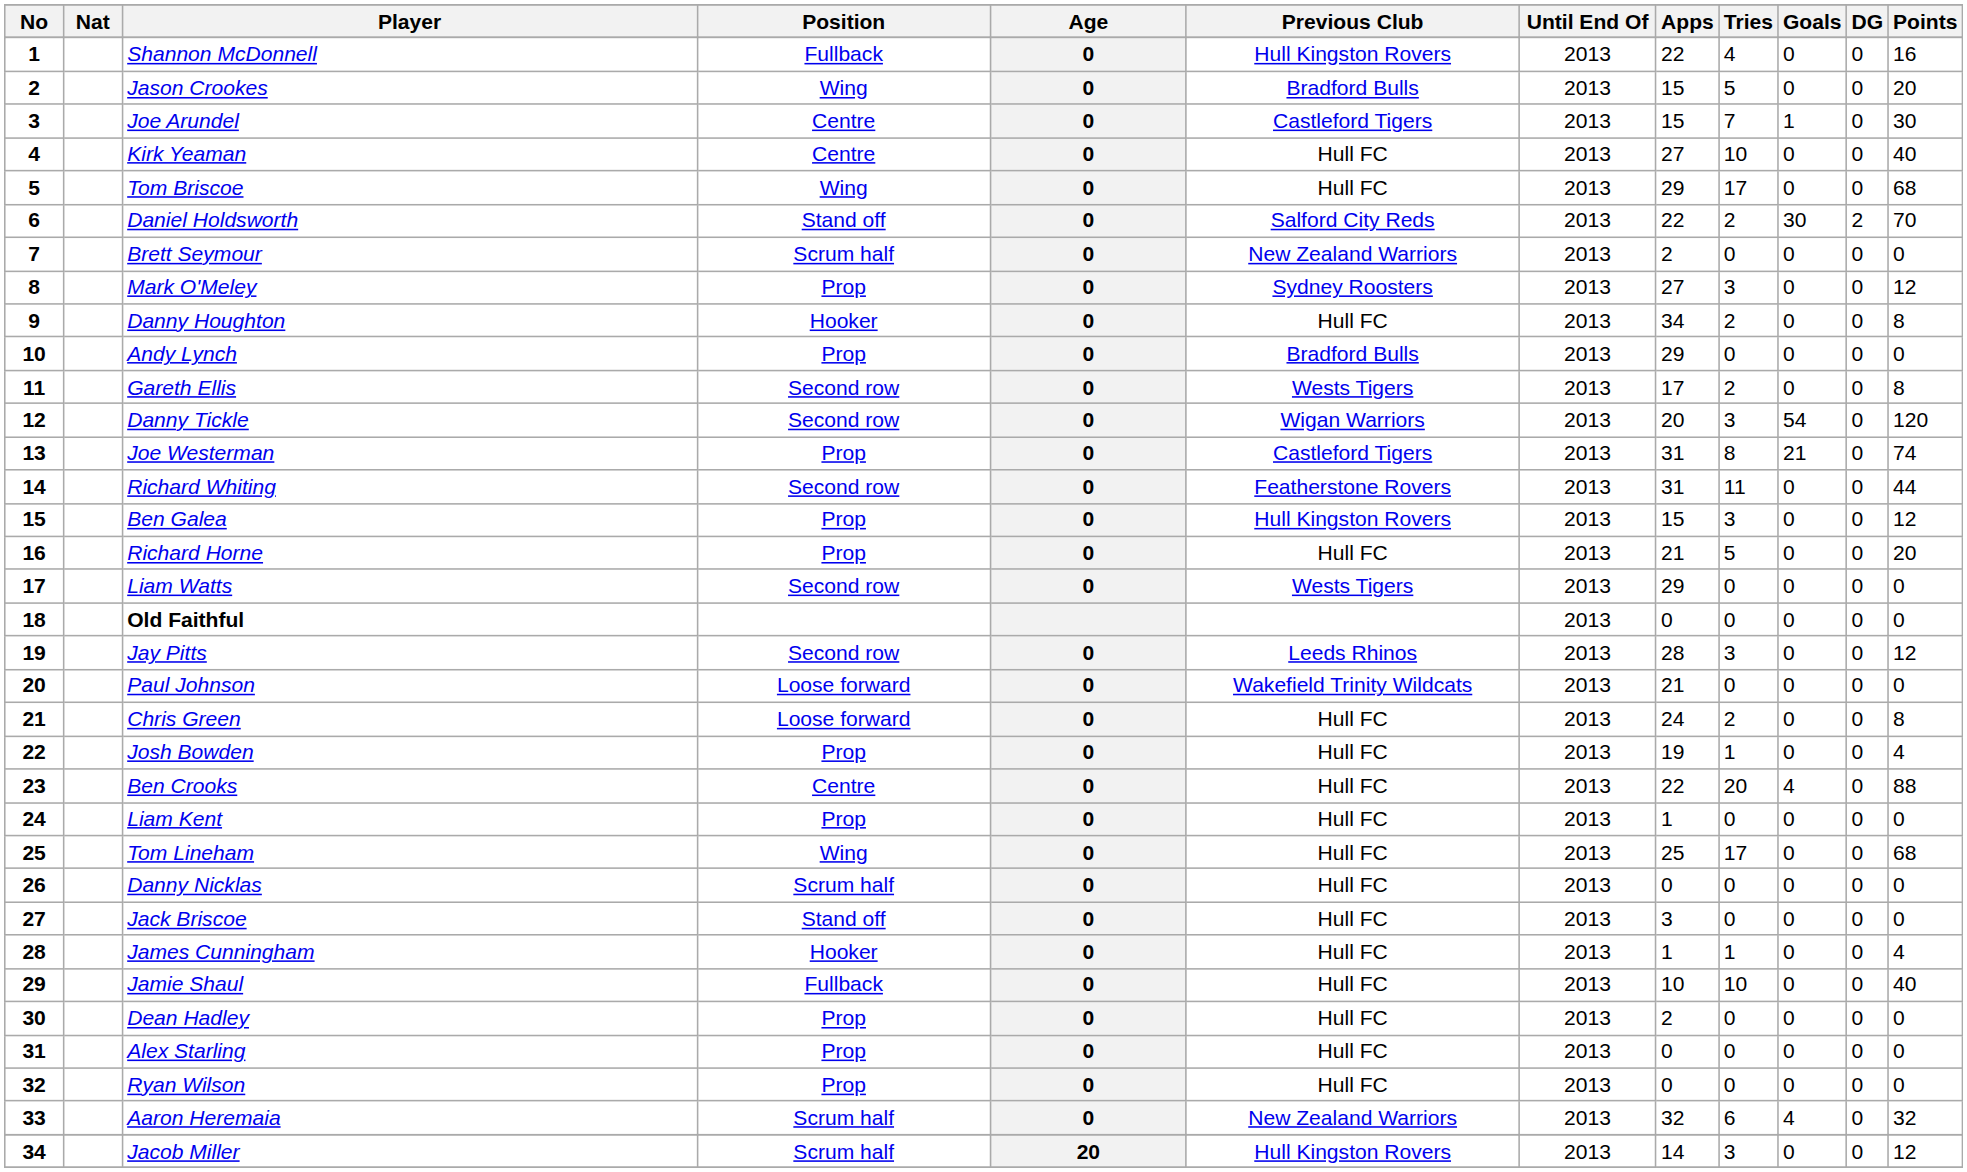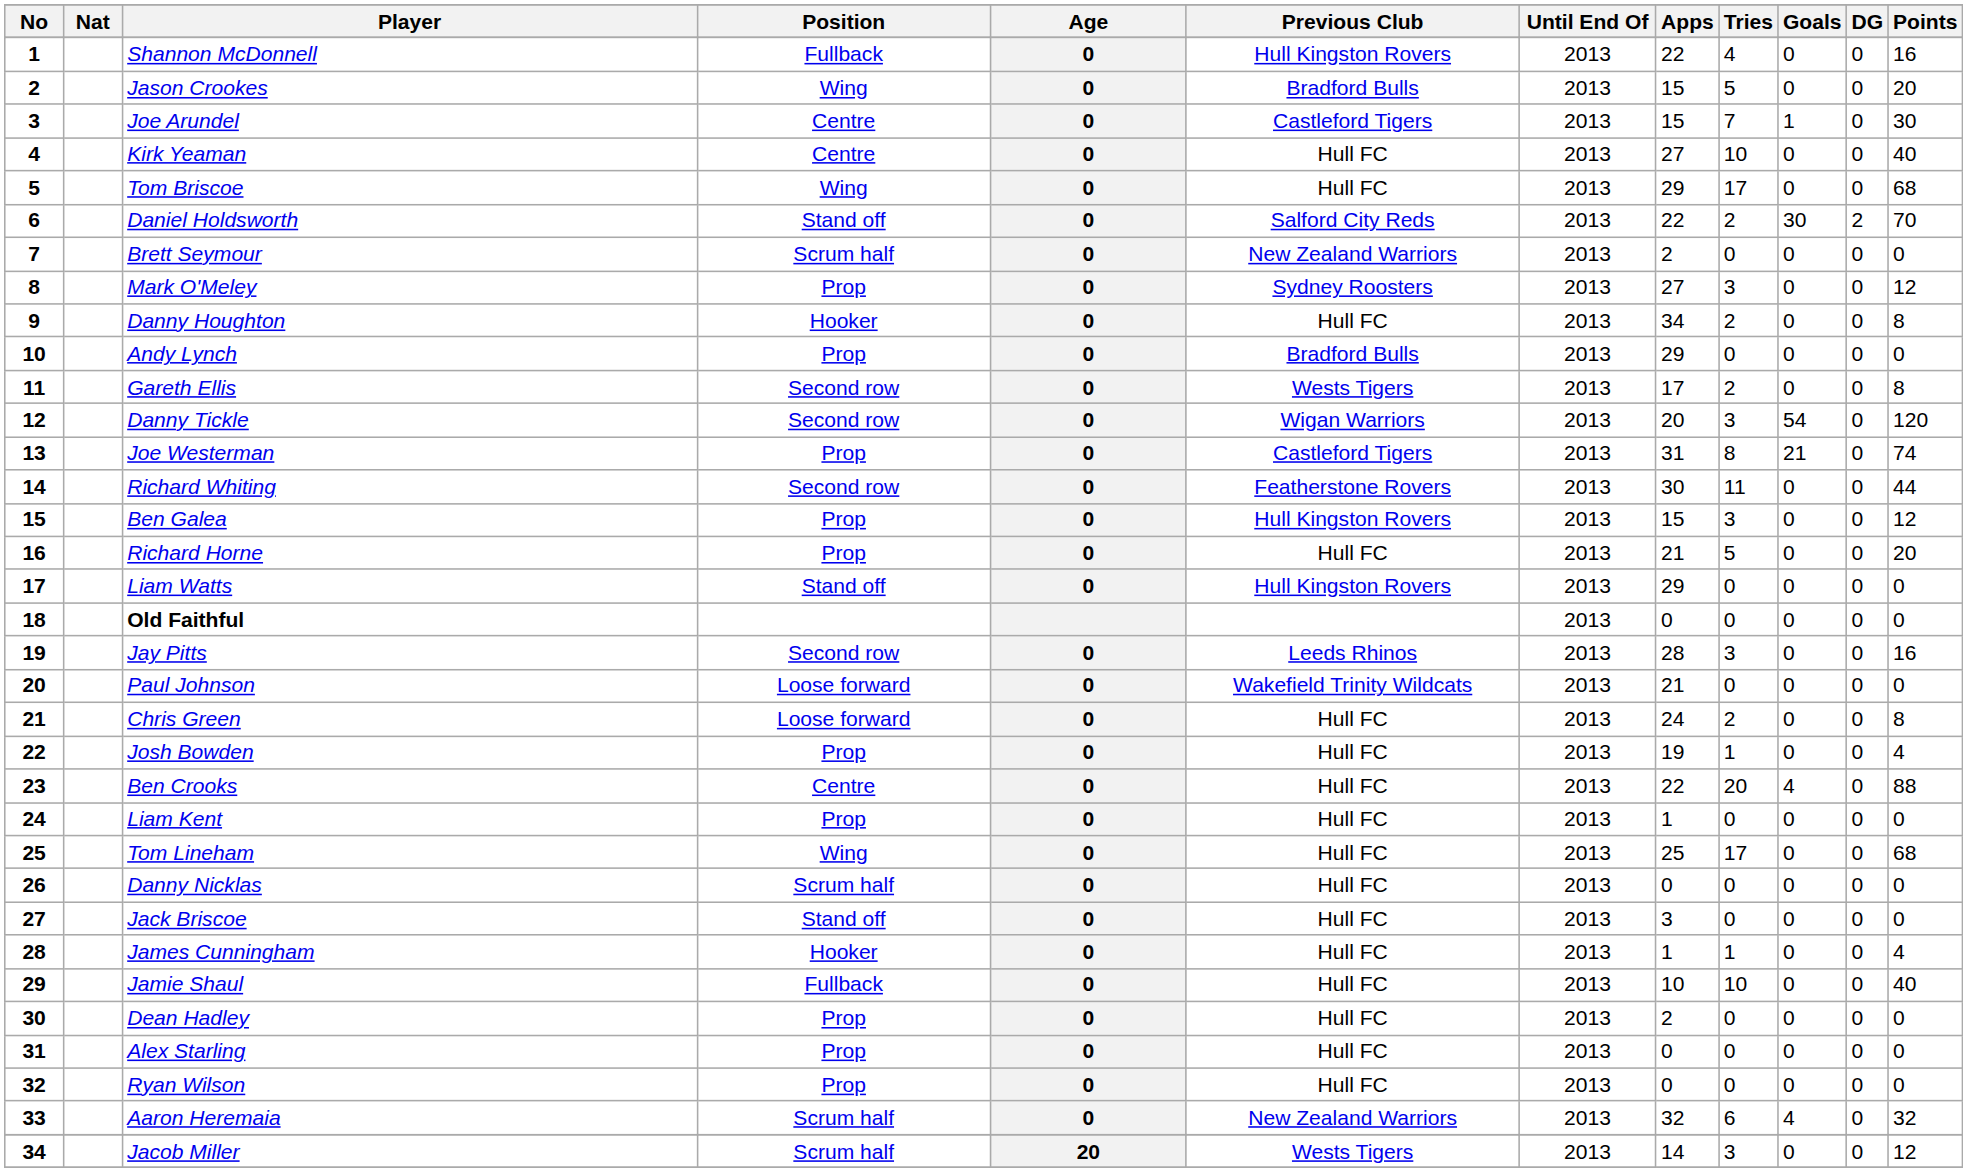(1673, 486) 31 -> (1673, 486) 30
(844, 586) Second row -> (844, 586) Stand off
(1353, 586) Wests Tigers -> (1353, 586) Hull Kingston Rovers
(1905, 652) 12 -> (1905, 652) 16
(1353, 1151) Hull Kingston Rovers -> (1353, 1151) Wests Tigers
